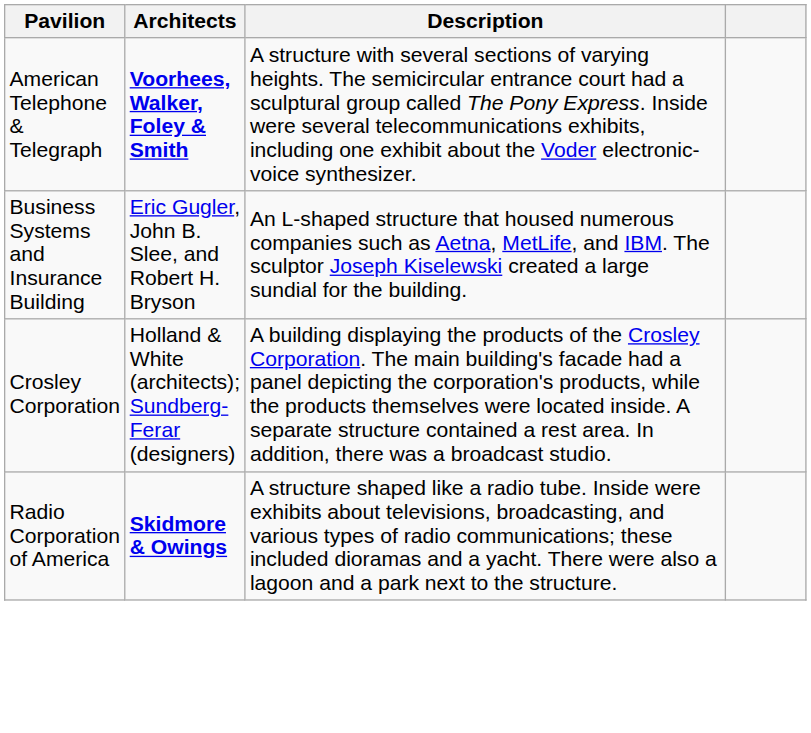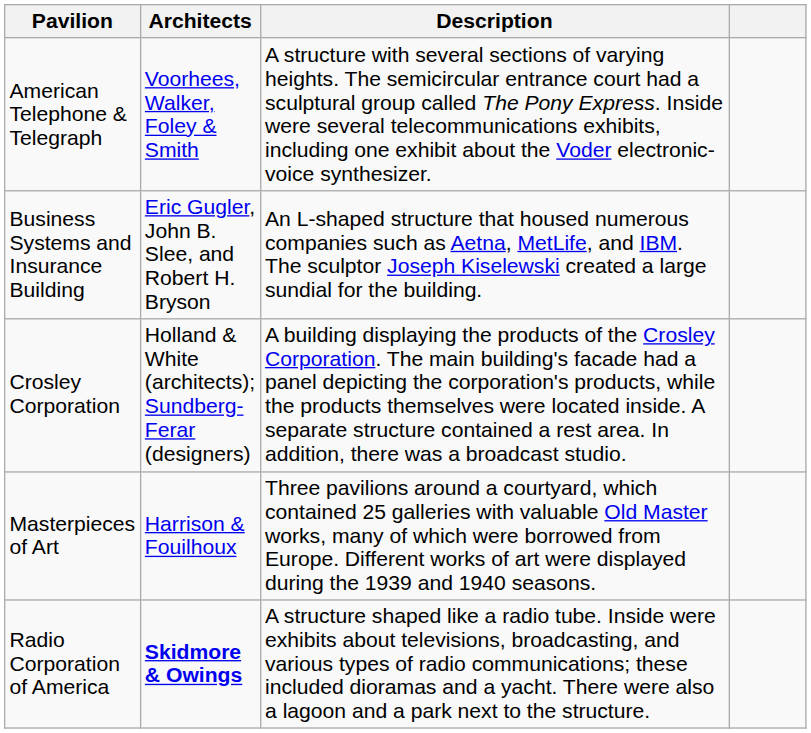(180, 114) bold -> (192, 114) normal
+ row: (72, 535)
